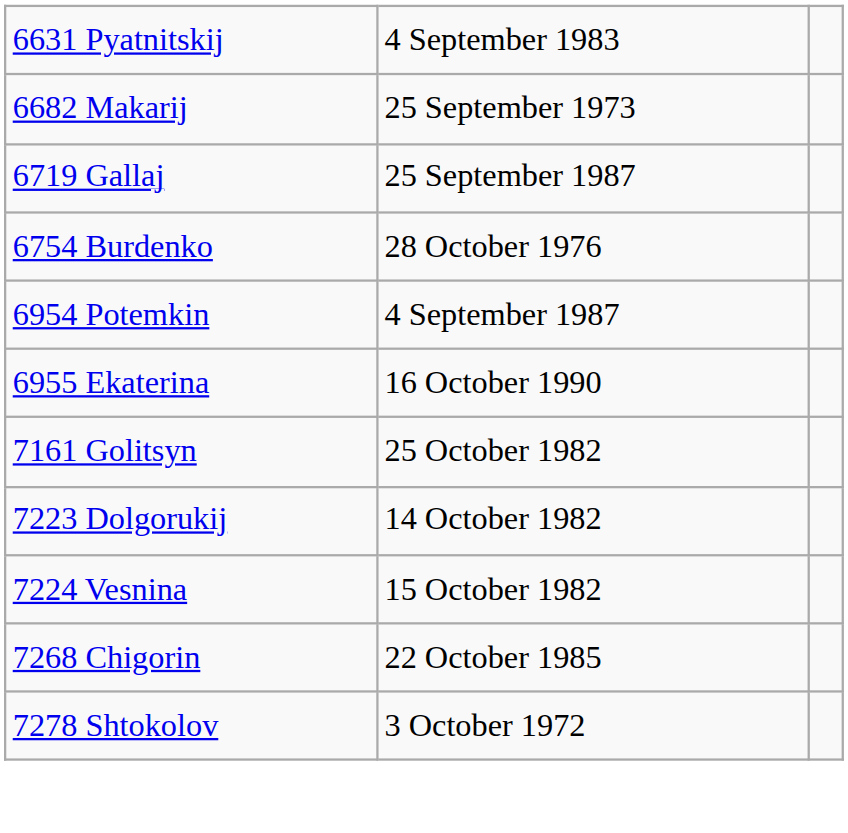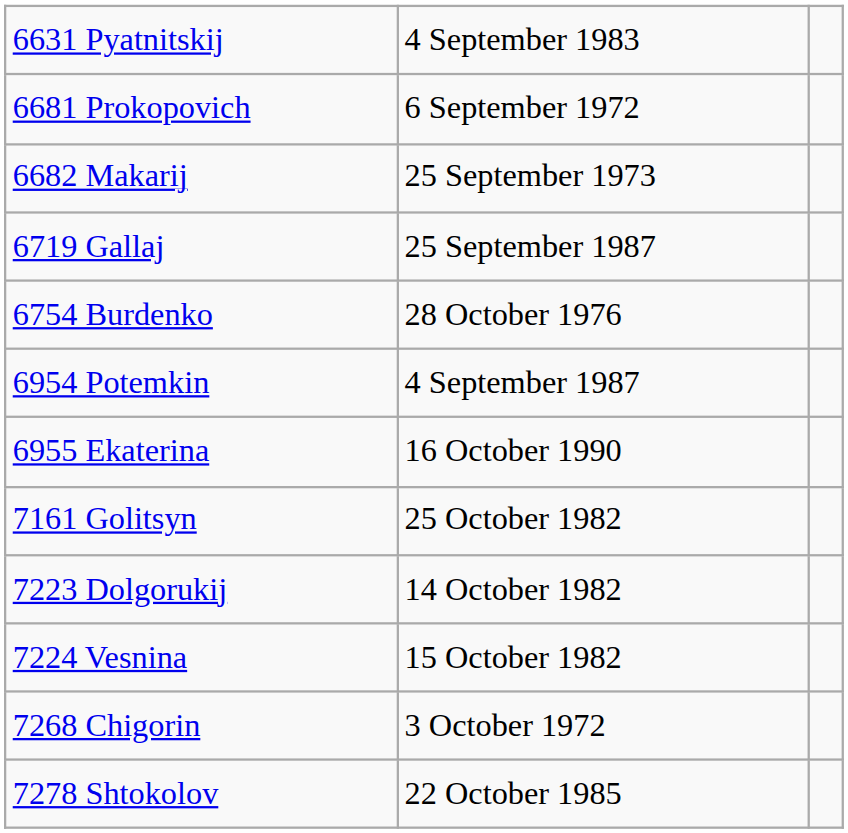+ row: (132, 108)
(493, 656) 22 October 1985 -> (505, 724) 3 October 1972
(485, 724) 3 October 1972 -> (513, 793) 22 October 1985
